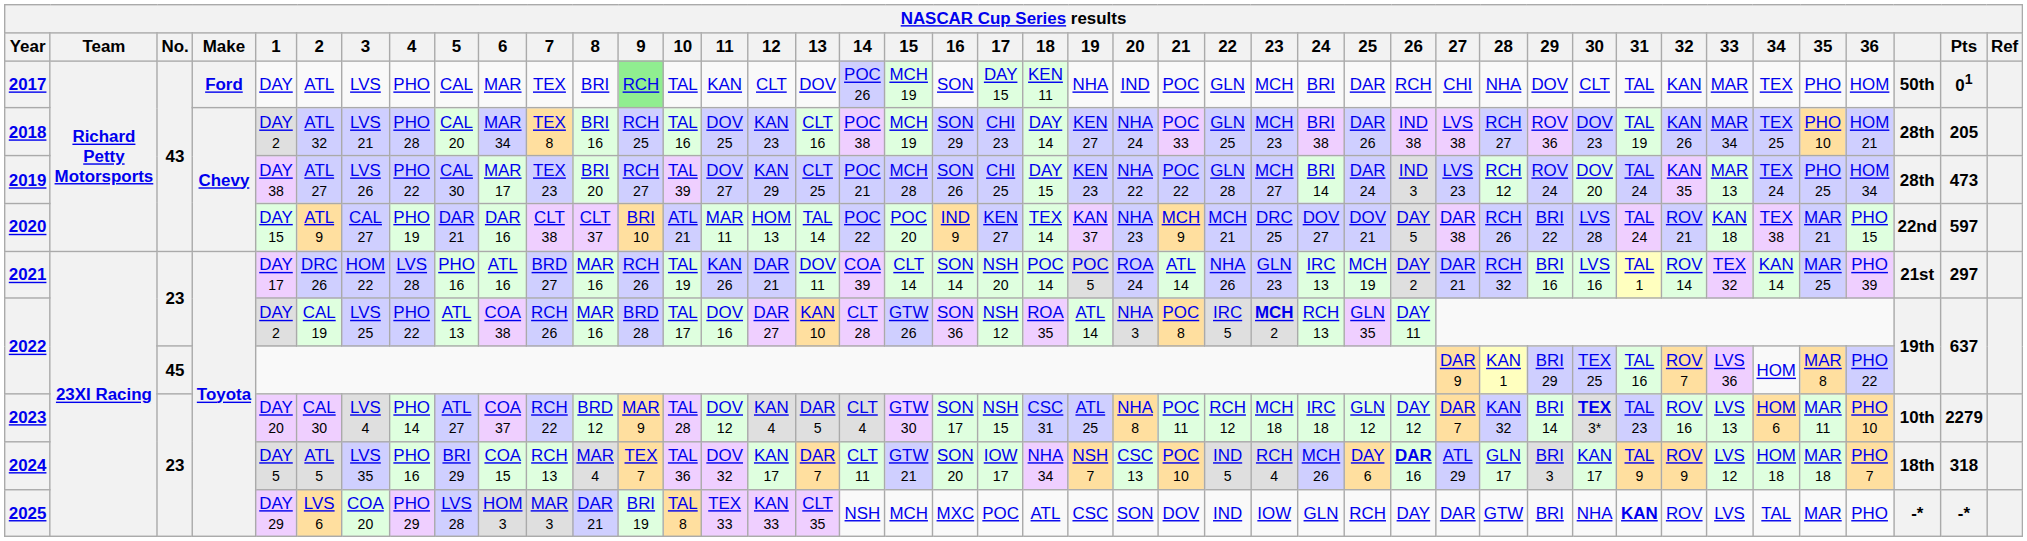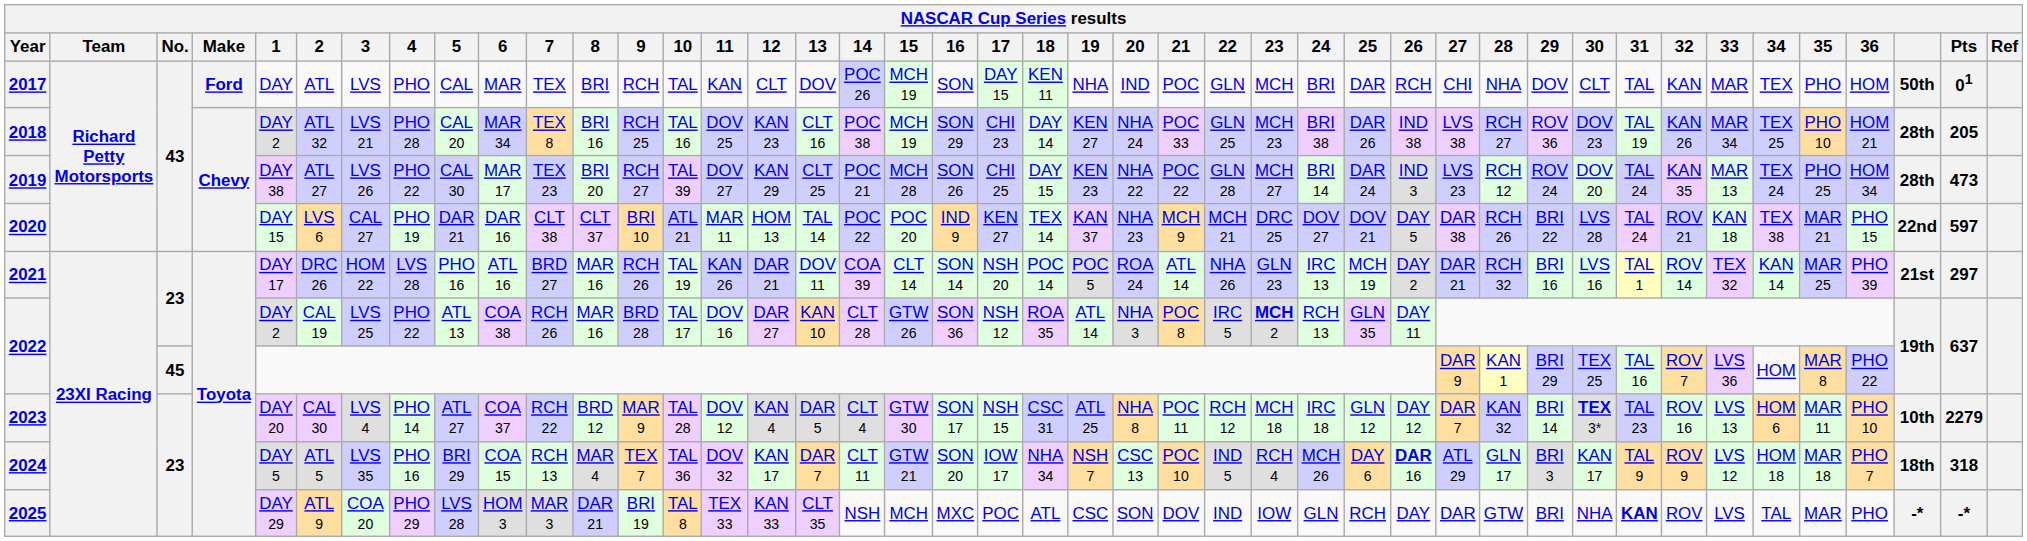(641, 84) lightgreen background -> (641, 84) no background
(319, 226) ATL 9 -> (319, 226) LVS 6
(319, 512) LVS 6 -> (319, 512) ATL 9
